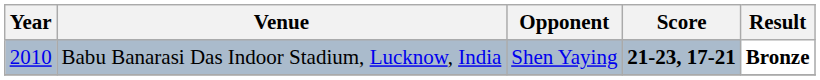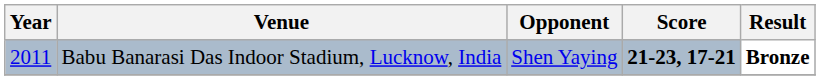(31, 56) 2010 -> (31, 56) 2011
